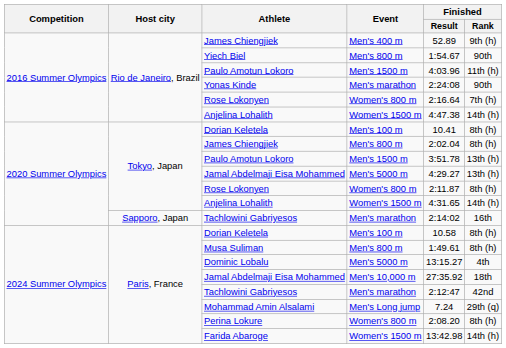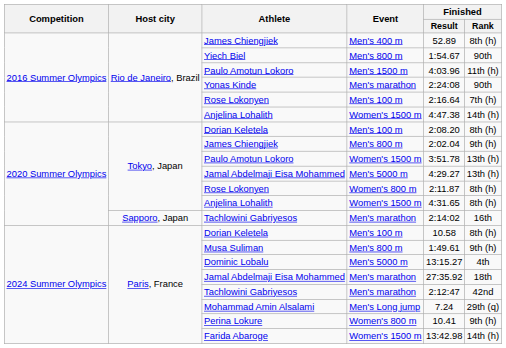(483, 41) 9th (h) -> (483, 41) 8th (h)
(383, 100) Women's 800 m -> (376, 100) Men's 100 m
(444, 130) 10.41 -> (444, 130) 2:08.20
(483, 144) 8th (h) -> (483, 144) 9th (h)
(379, 159) Men's 1500 m -> (385, 159) Women's 1500 m
(483, 204) 14th (h) -> (483, 204) 8th (h)
(483, 248) 8th (h) -> (483, 248) 9th (h)
(382, 277) Men's 10,000 m -> (383, 277) Men's marathon
(444, 322) 2:08.20 -> (444, 322) 10.41
(483, 322) 8th (h) -> (483, 322) 9th (h)
